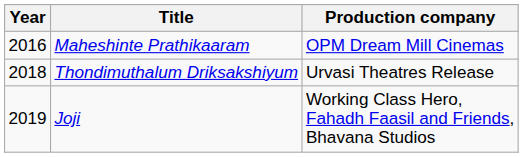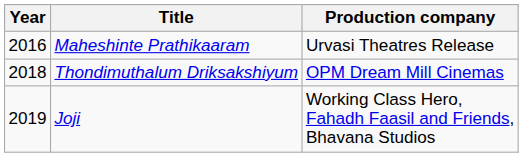(405, 45) OPM Dream Mill Cinemas -> (400, 45) Urvasi Theatres Release
(400, 72) Urvasi Theatres Release -> (405, 72) OPM Dream Mill Cinemas
